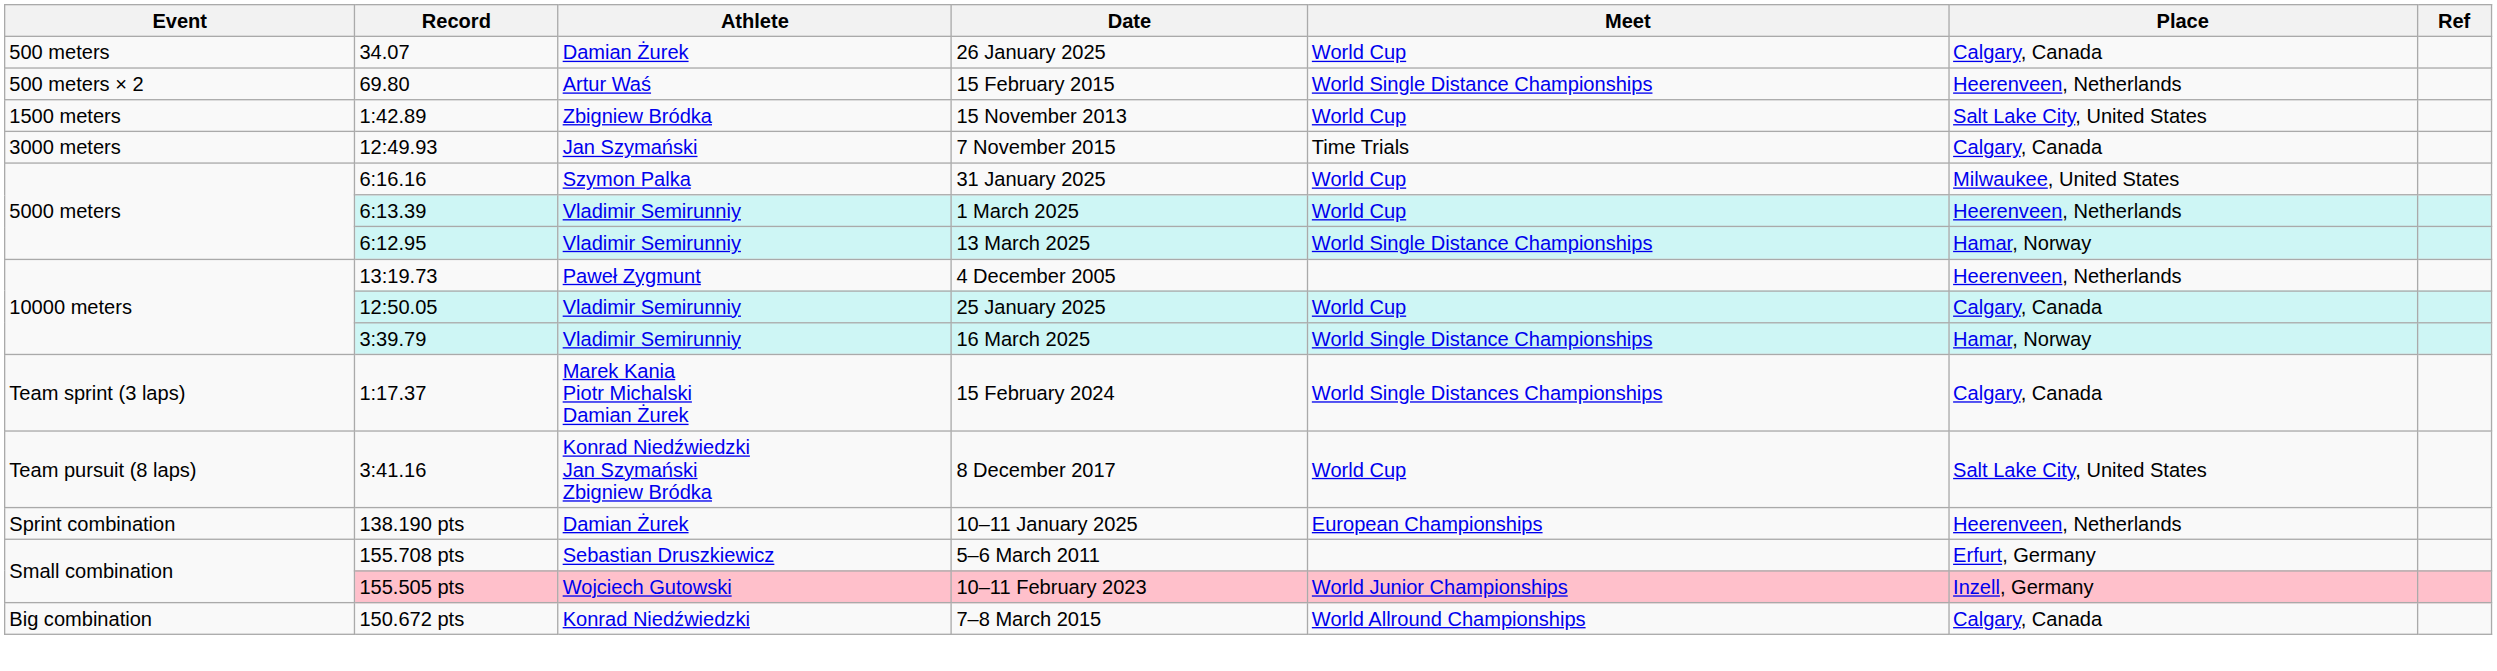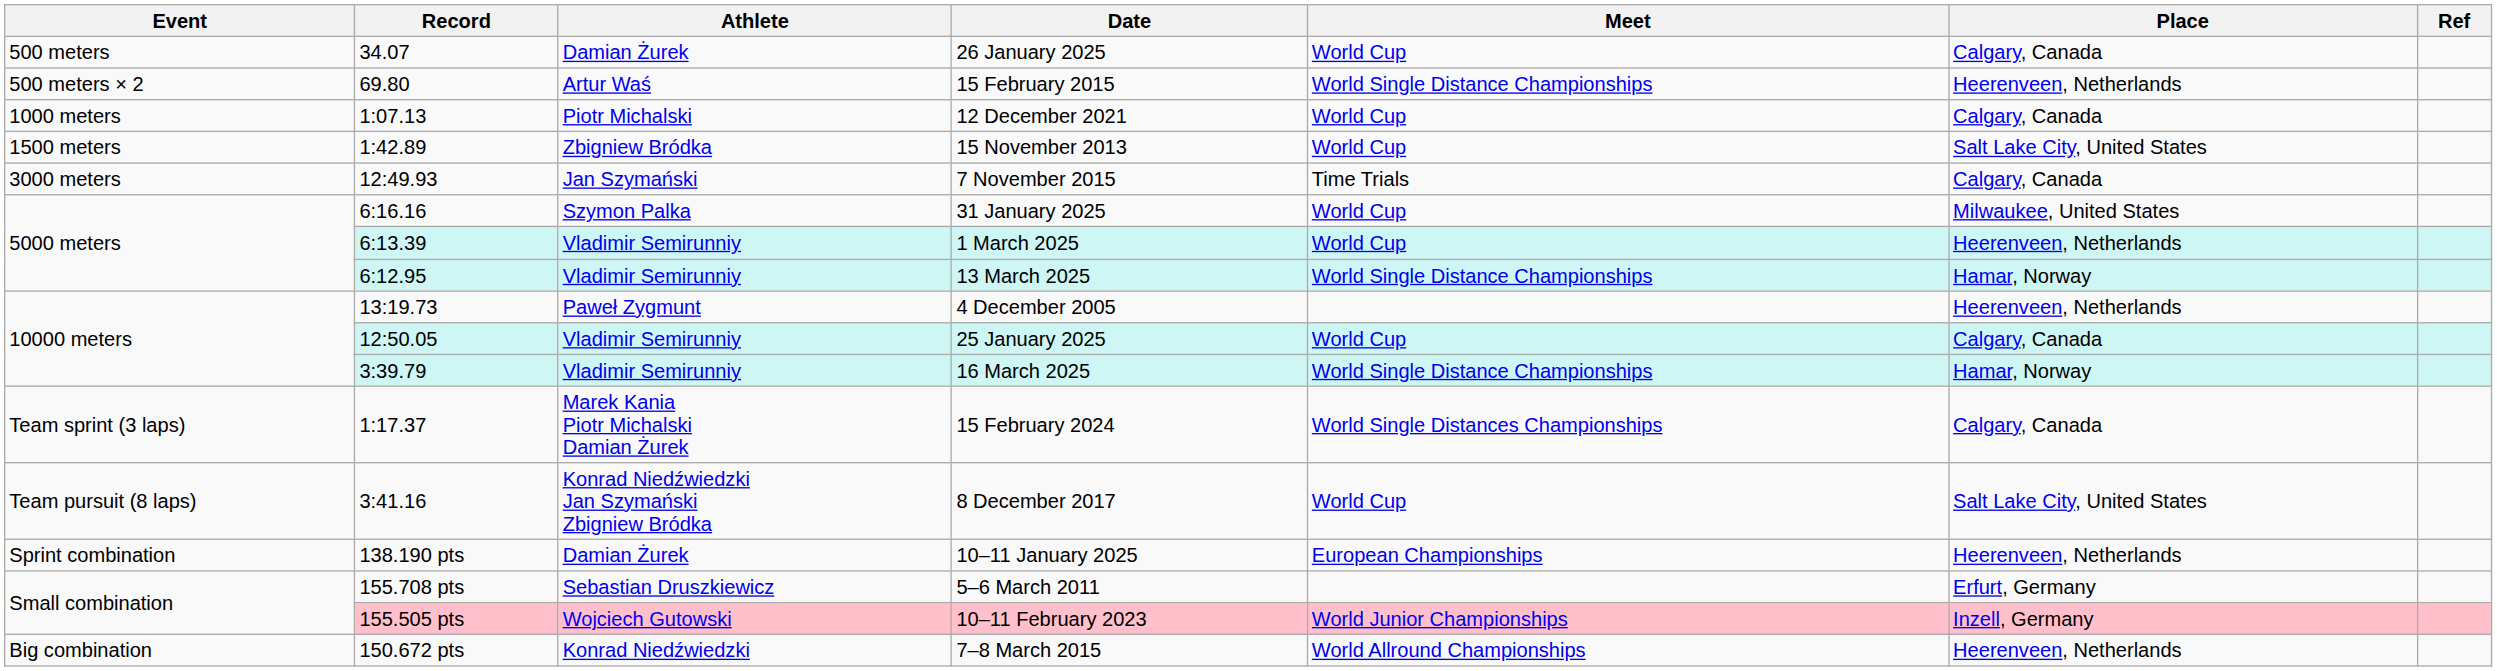+ row: (1042, 116)
(2028, 619) Calgary, Canada -> (2067, 650) Heerenveen, Netherlands
